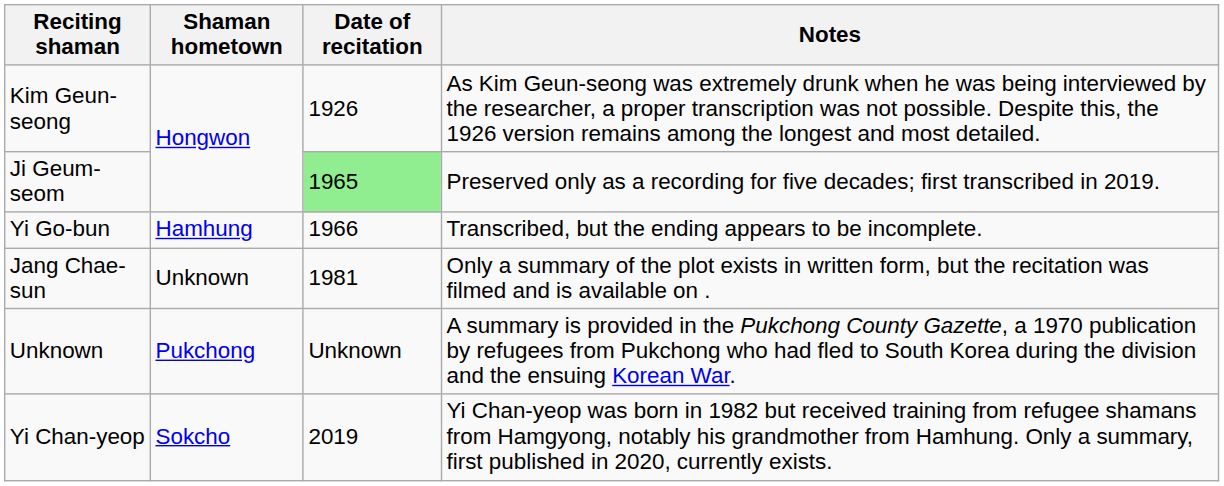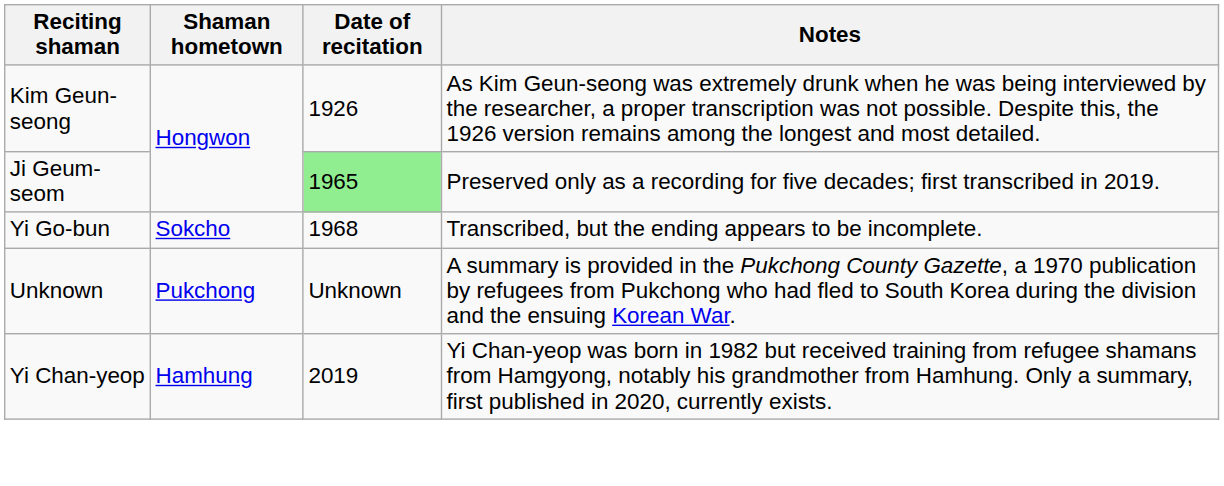(204, 229) Hamhung -> (193, 229) Sokcho
(333, 229) 1966 -> (333, 229) 1968
- row: (68, 277)
(193, 437) Sokcho -> (204, 376) Hamhung
